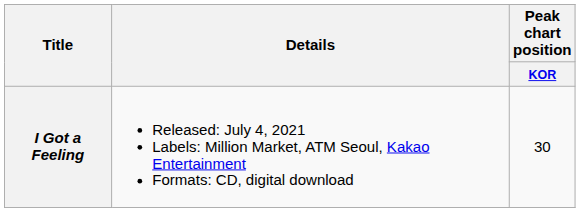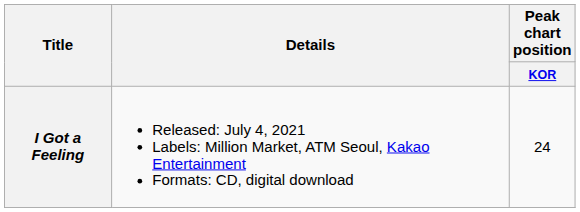(542, 146) 30 -> (542, 146) 24
